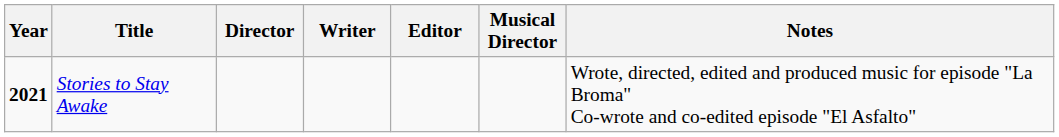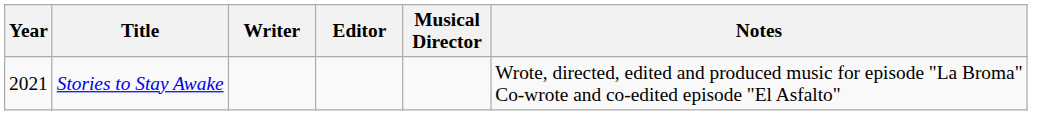- column: (260, 30)
(28, 94) bold -> (28, 83) normal
